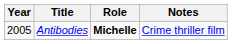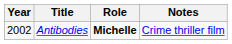(19, 30) 2005 -> (19, 30) 2002
